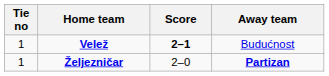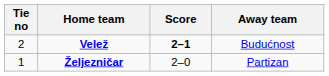(21, 44) 1 -> (21, 44) 2
(268, 62) bold -> (268, 62) normal
